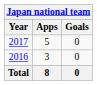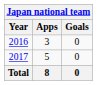rows swapped: (18, 57) <-> (18, 42)
